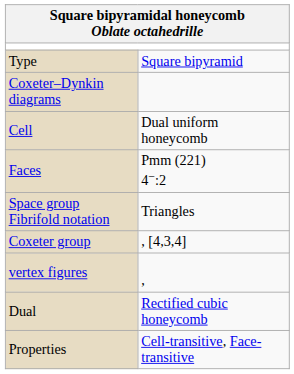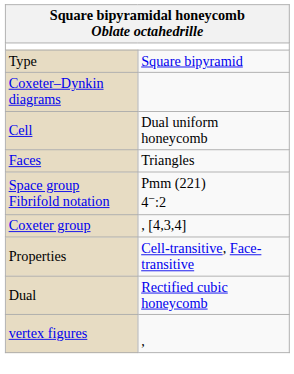(173, 170) Pmm (221) 4−:2 -> (168, 160) Triangles
(168, 211) Triangles -> (173, 193) Pmm (221) 4−:2
rows swapped: (48, 272) <-> (38, 349)
